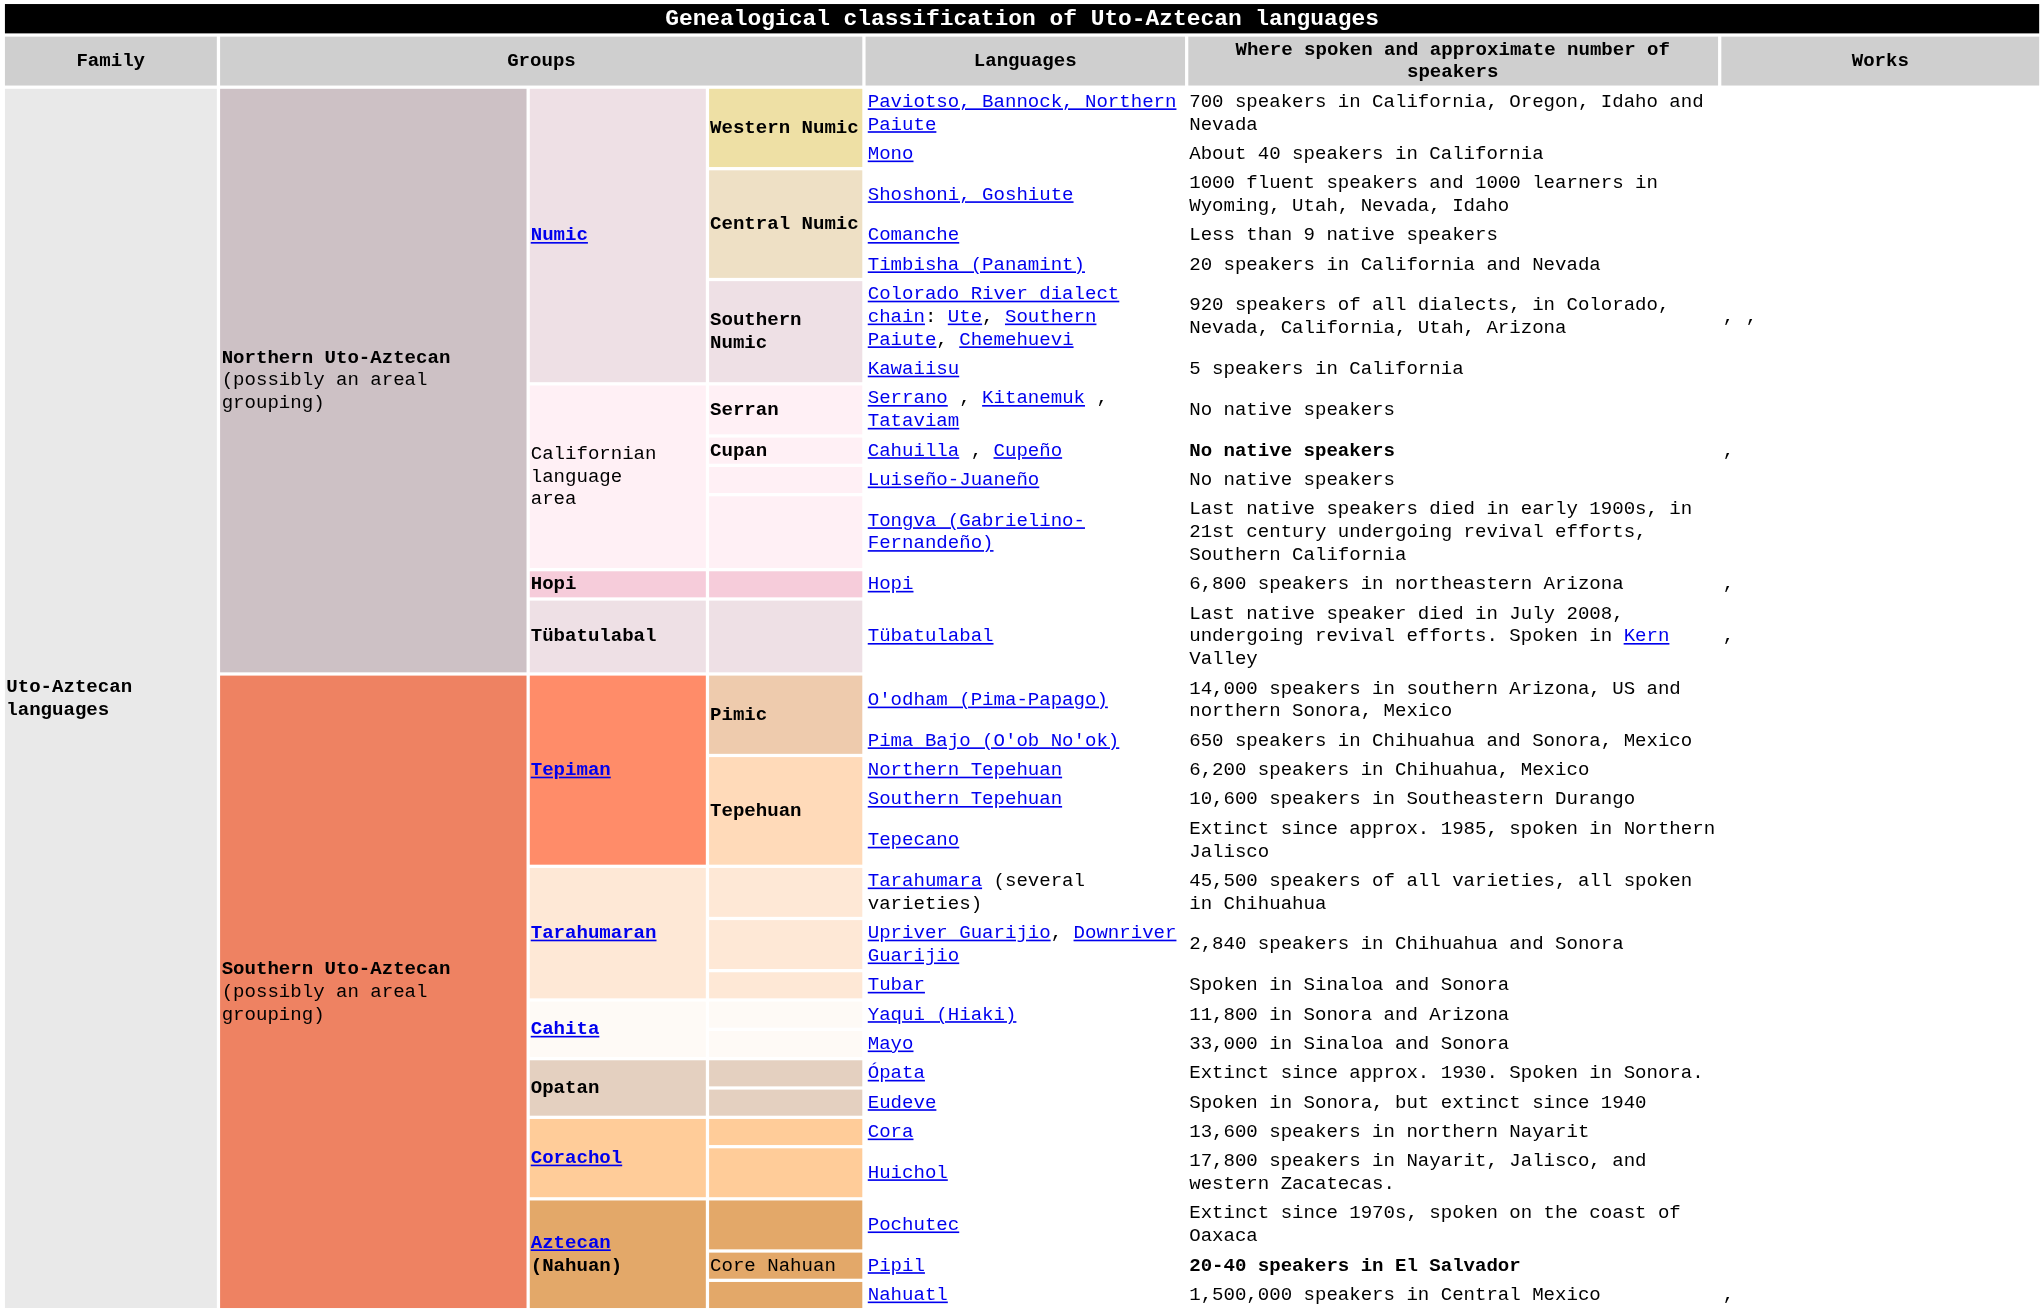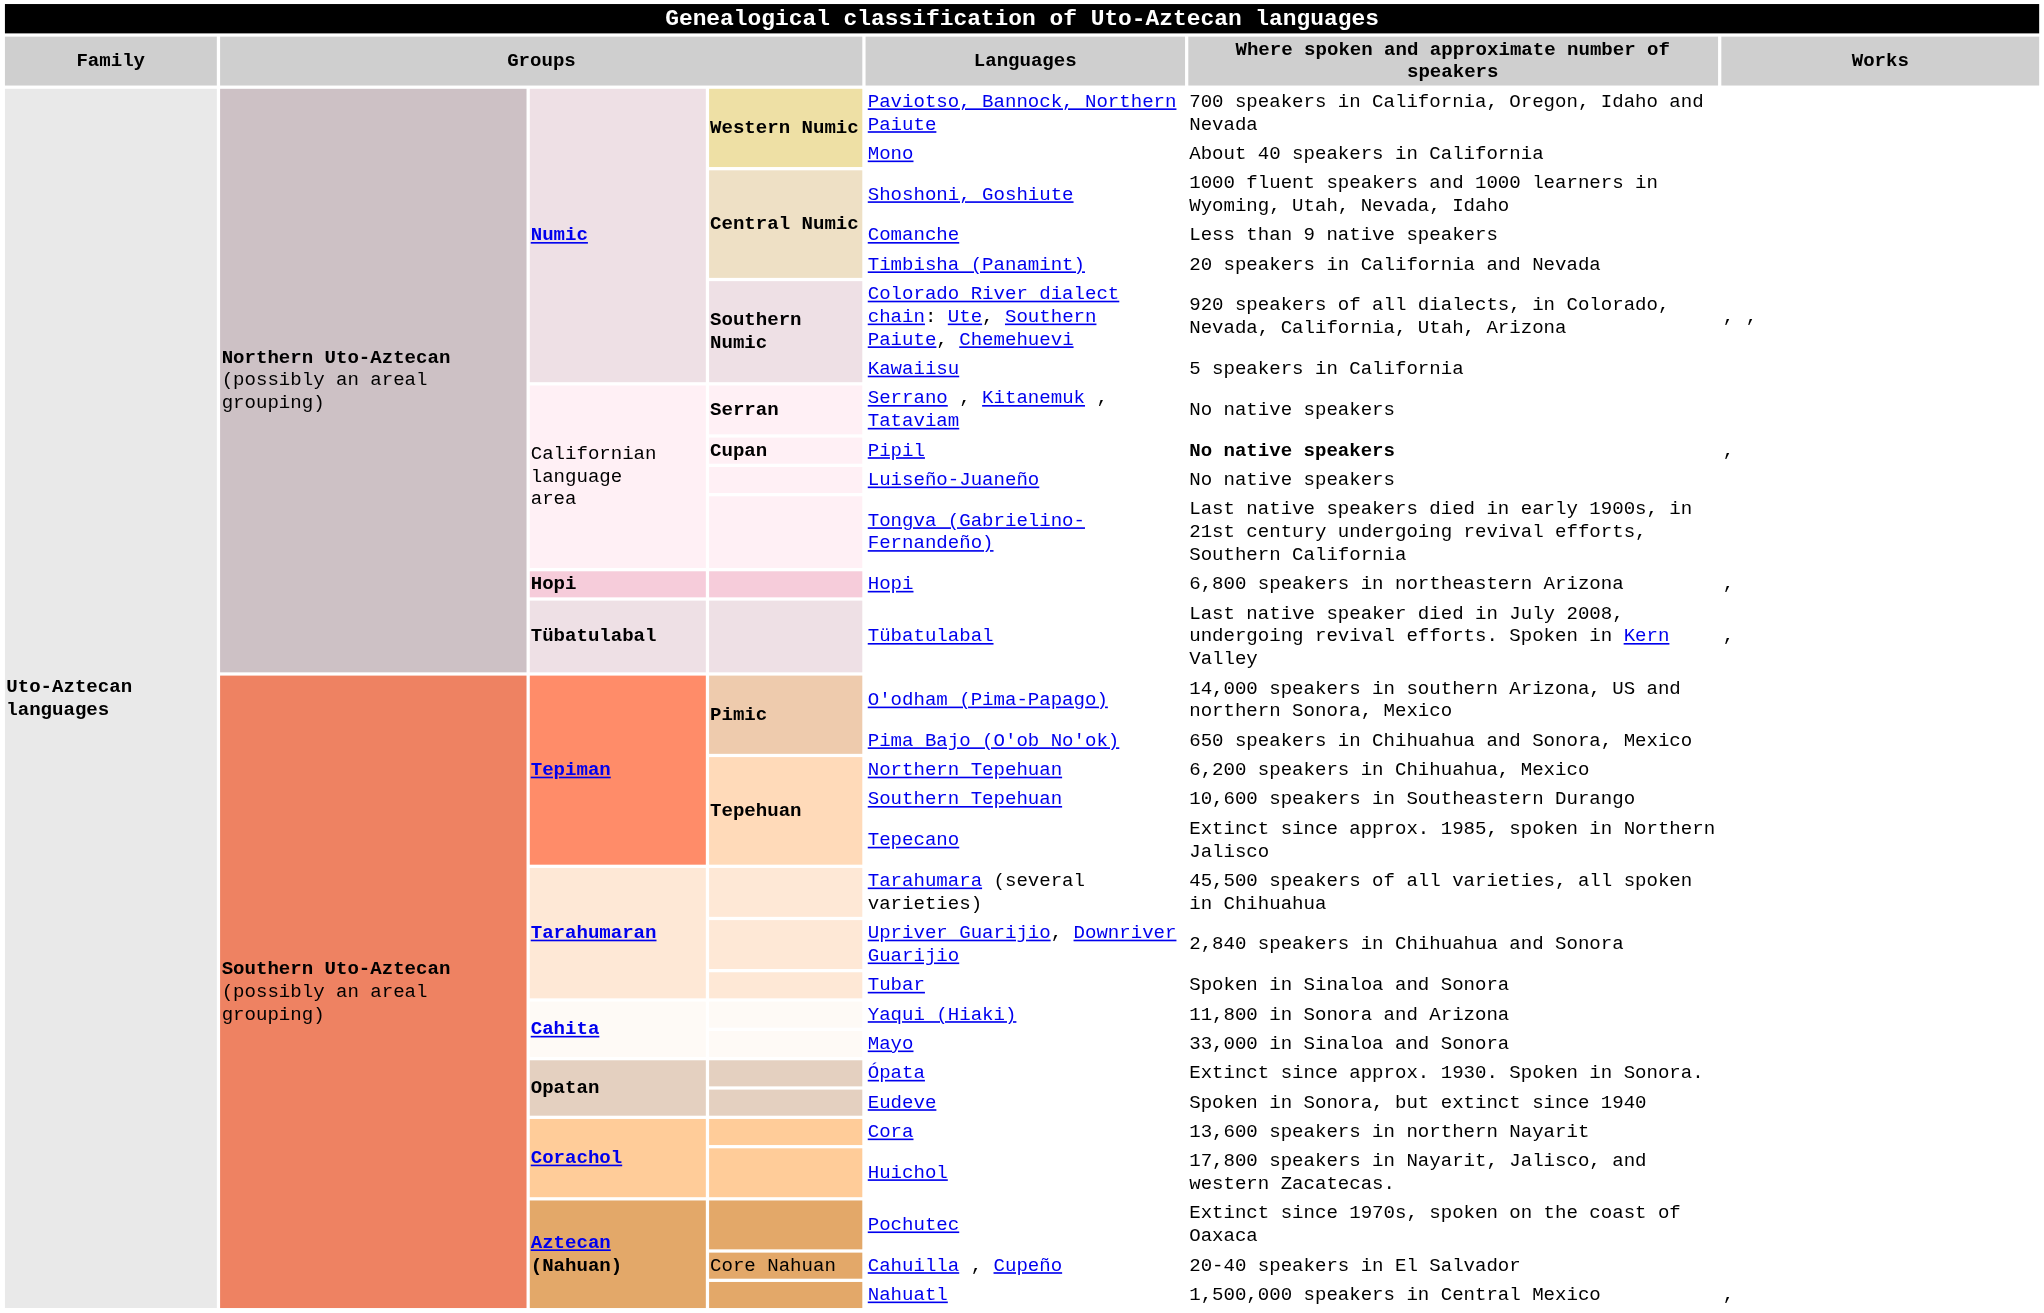(965, 450) Cahuilla , Cupeño -> (896, 450) Pipil
(896, 1265) Pipil -> (965, 1265) Cahuilla , Cupeño
(1355, 1265) bold -> (1355, 1265) normal
